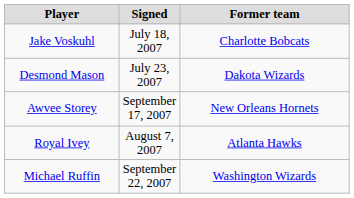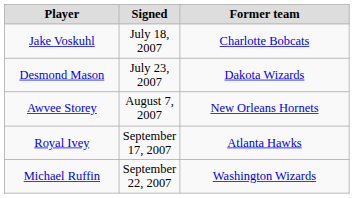(150, 108) September 17, 2007 -> (150, 108) August 7, 2007
(150, 142) August 7, 2007 -> (150, 142) September 17, 2007
